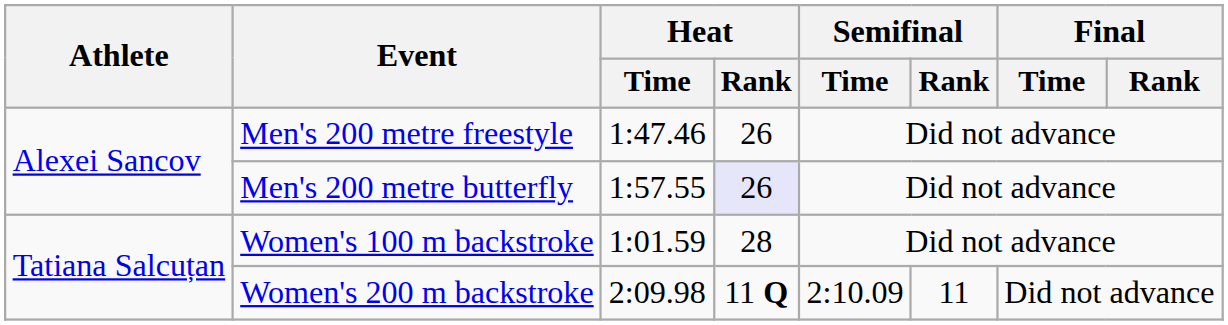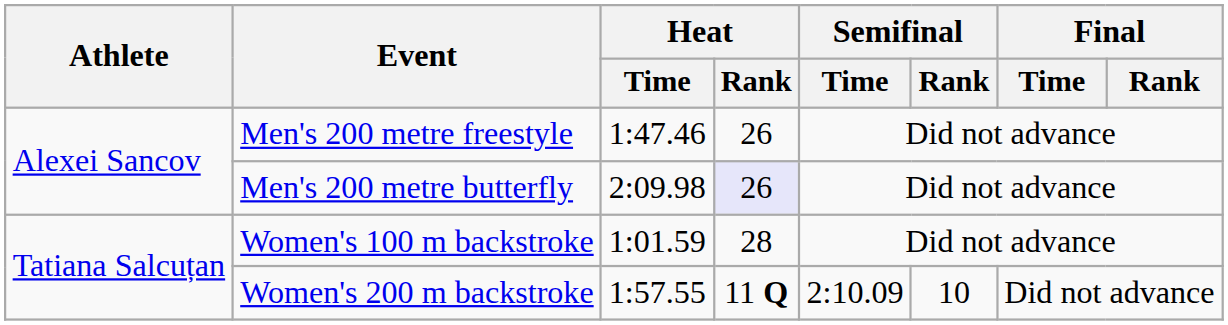(657, 187) 1:57.55 -> (657, 187) 2:09.98
(657, 293) 2:09.98 -> (657, 293) 1:57.55
(954, 293) 11 -> (954, 293) 10
